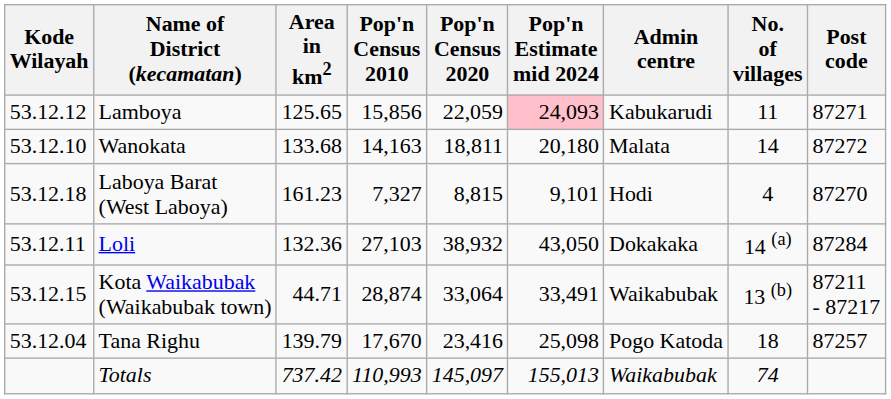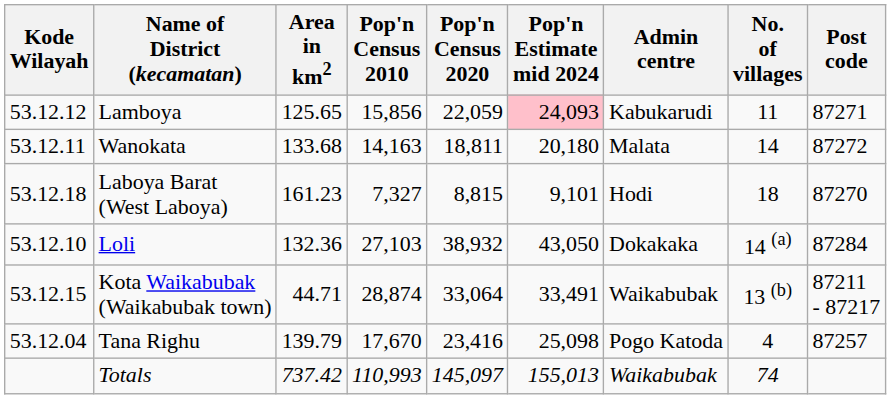(48, 146) 53.12.10 -> (48, 146) 53.12.11
(768, 193) 4 -> (768, 193) 18
(48, 243) 53.12.11 -> (48, 243) 53.12.10
(768, 340) 18 -> (768, 340) 4
